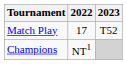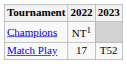rows swapped: (32, 30) <-> (32, 49)
